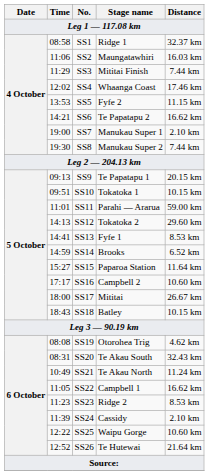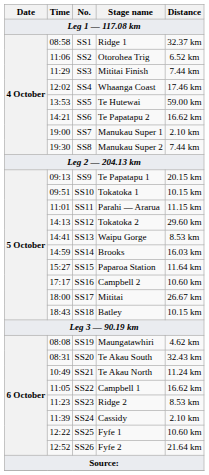(126, 56) Maungatawhiri -> (124, 56) Otorohea Trig
(184, 56) 16.03 km -> (184, 56) 6.52 km
(110, 101) Fyfe 2 -> (119, 101) Te Hutewai
(184, 101) 11.15 km -> (184, 101) 59.00 km
(184, 207) 59.00 km -> (184, 207) 11.15 km
(110, 237) Fyfe 1 -> (122, 237) Waipu Gorge
(184, 252) 6.52 km -> (184, 252) 16.03 km
(124, 342) Otorohea Trig -> (126, 342) Maungatawhiri
(122, 432) Waipu Gorge -> (110, 432) Fyfe 1
(119, 447) Te Hutewai -> (110, 447) Fyfe 2
